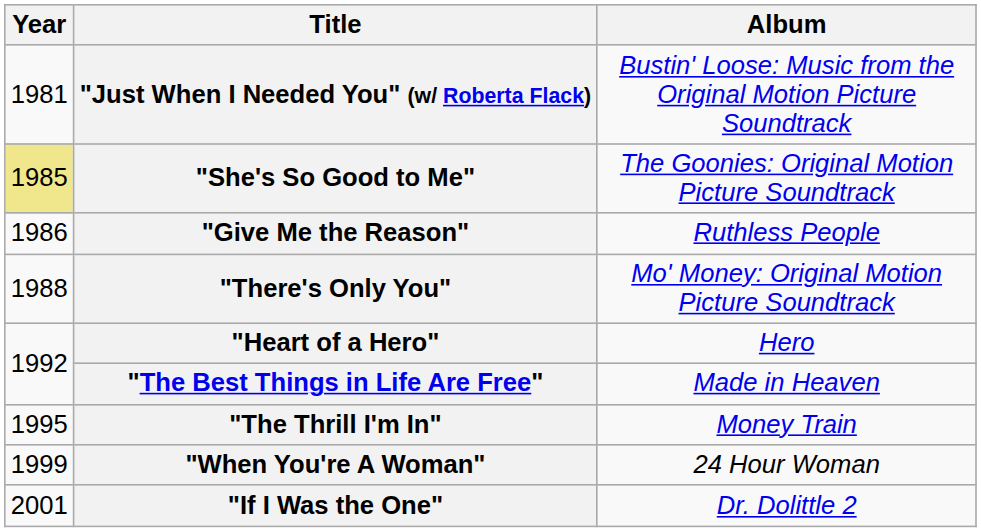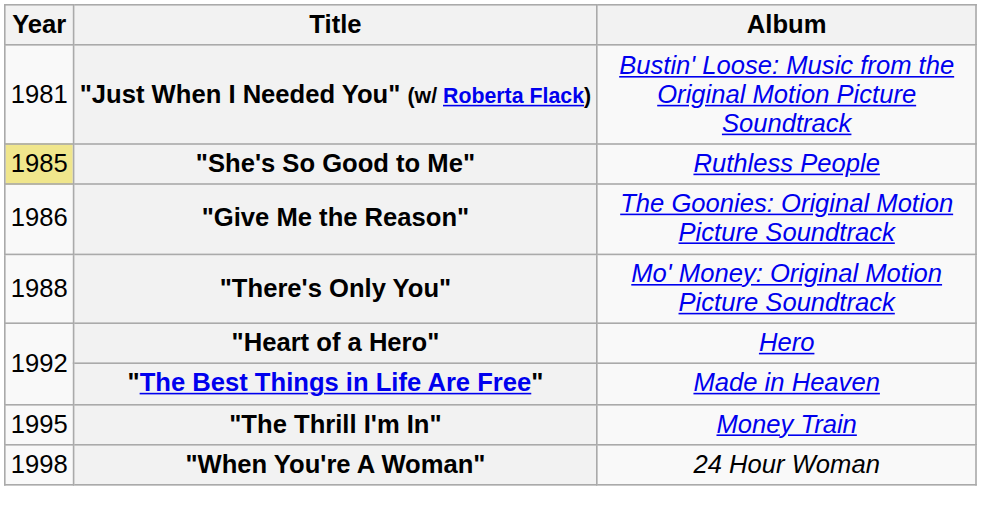(787, 178) The Goonies: Original Motion Picture Soundtrack -> (787, 163) Ruthless People
(787, 232) Ruthless People -> (787, 218) The Goonies: Original Motion Picture Soundtrack
(39, 464) 1999 -> (39, 464) 1998
- row: (335, 505)
